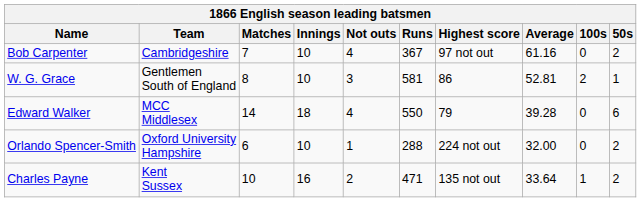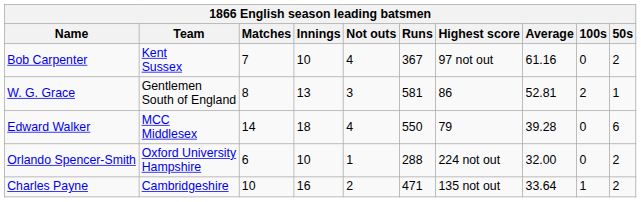(185, 53) Cambridgeshire -> (162, 60) Kent Sussex
(304, 79) 10 -> (304, 93) 13
(162, 180) Kent Sussex -> (185, 186) Cambridgeshire
